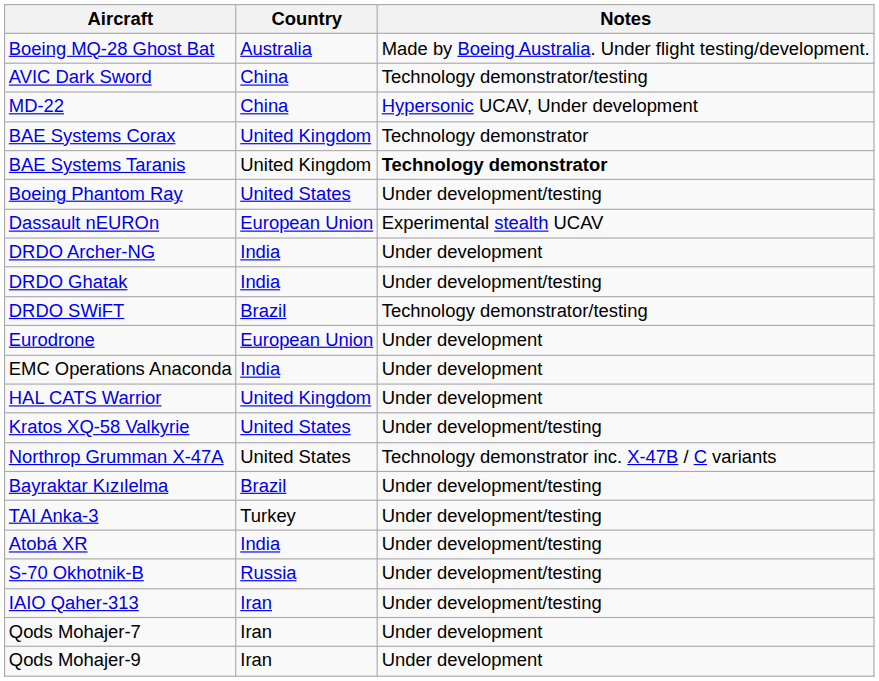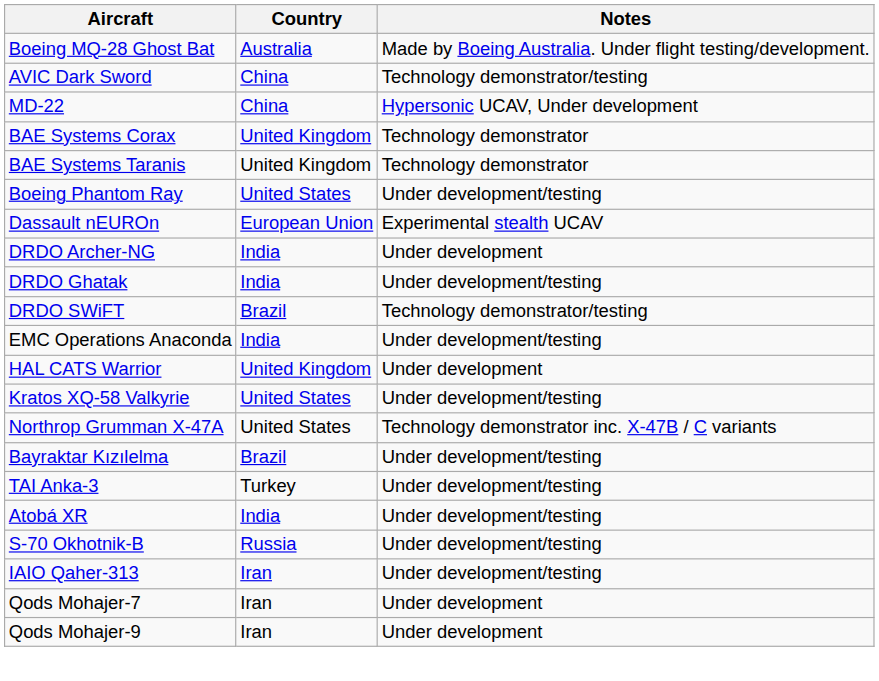(495, 164) bold -> (485, 164) normal
- row: (52, 340)
(462, 369) Under development -> (492, 340) Under development/testing
